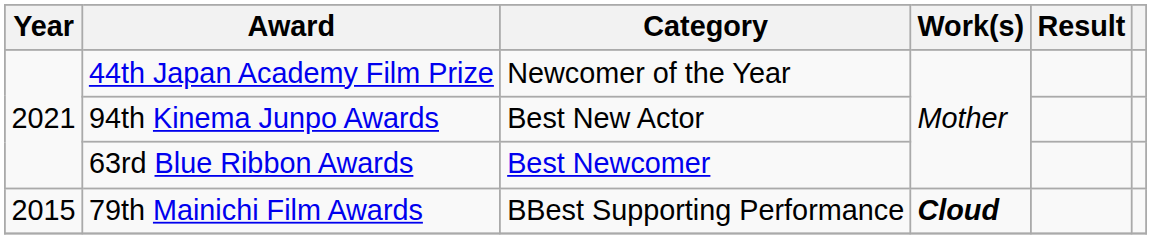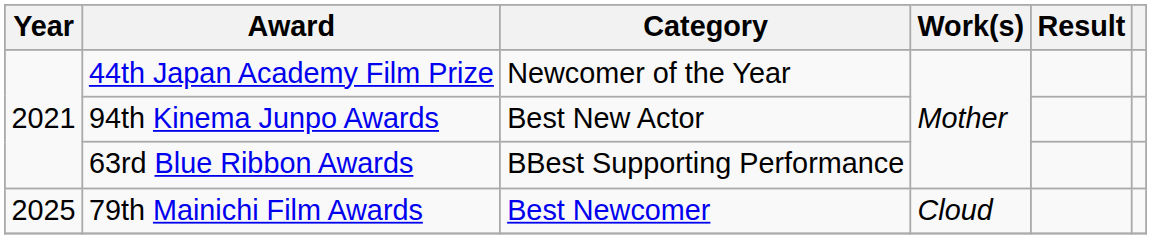(609, 164) Best Newcomer -> (706, 164) BBest Supporting Performance
(44, 210) 2015 -> (44, 210) 2025
(706, 210) BBest Supporting Performance -> (609, 210) Best Newcomer
(958, 210) bold -> (955, 210) normal
